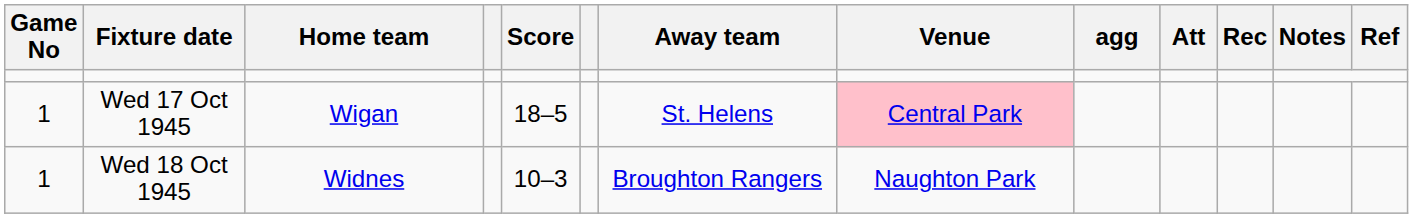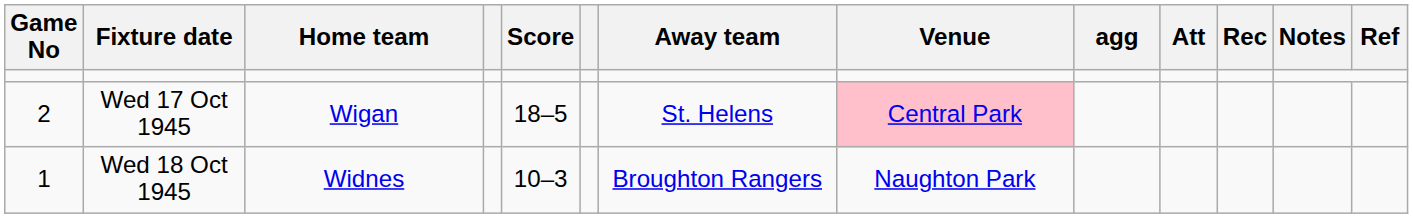(44, 113) 1 -> (44, 113) 2
